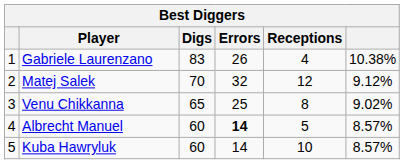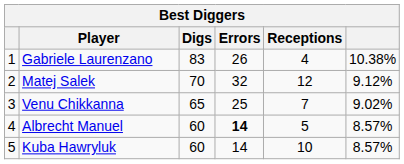(305, 104) 8 -> (305, 104) 7
